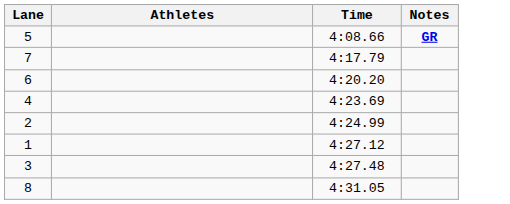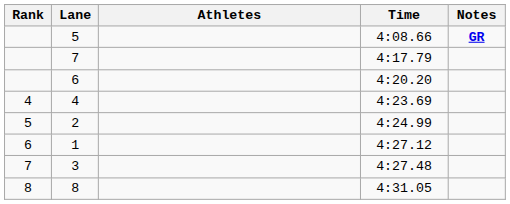+ column: (28, 15)
